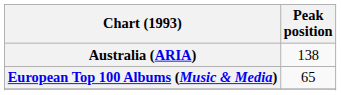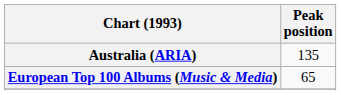(308, 54) 138 -> (308, 54) 135
